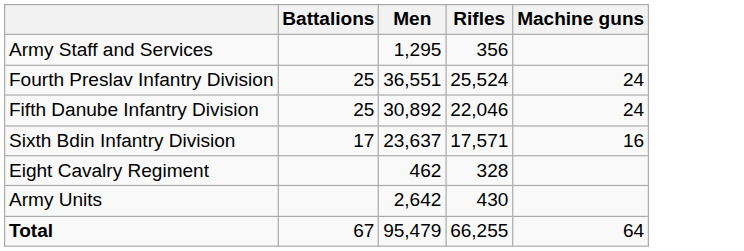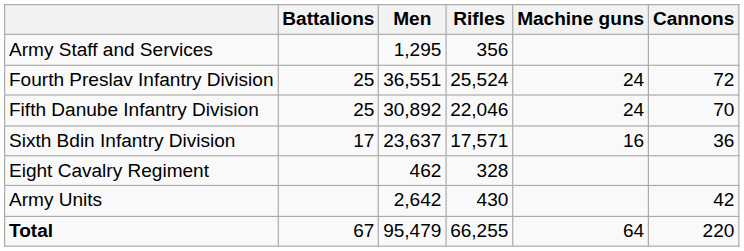+ column: (694, 19)
